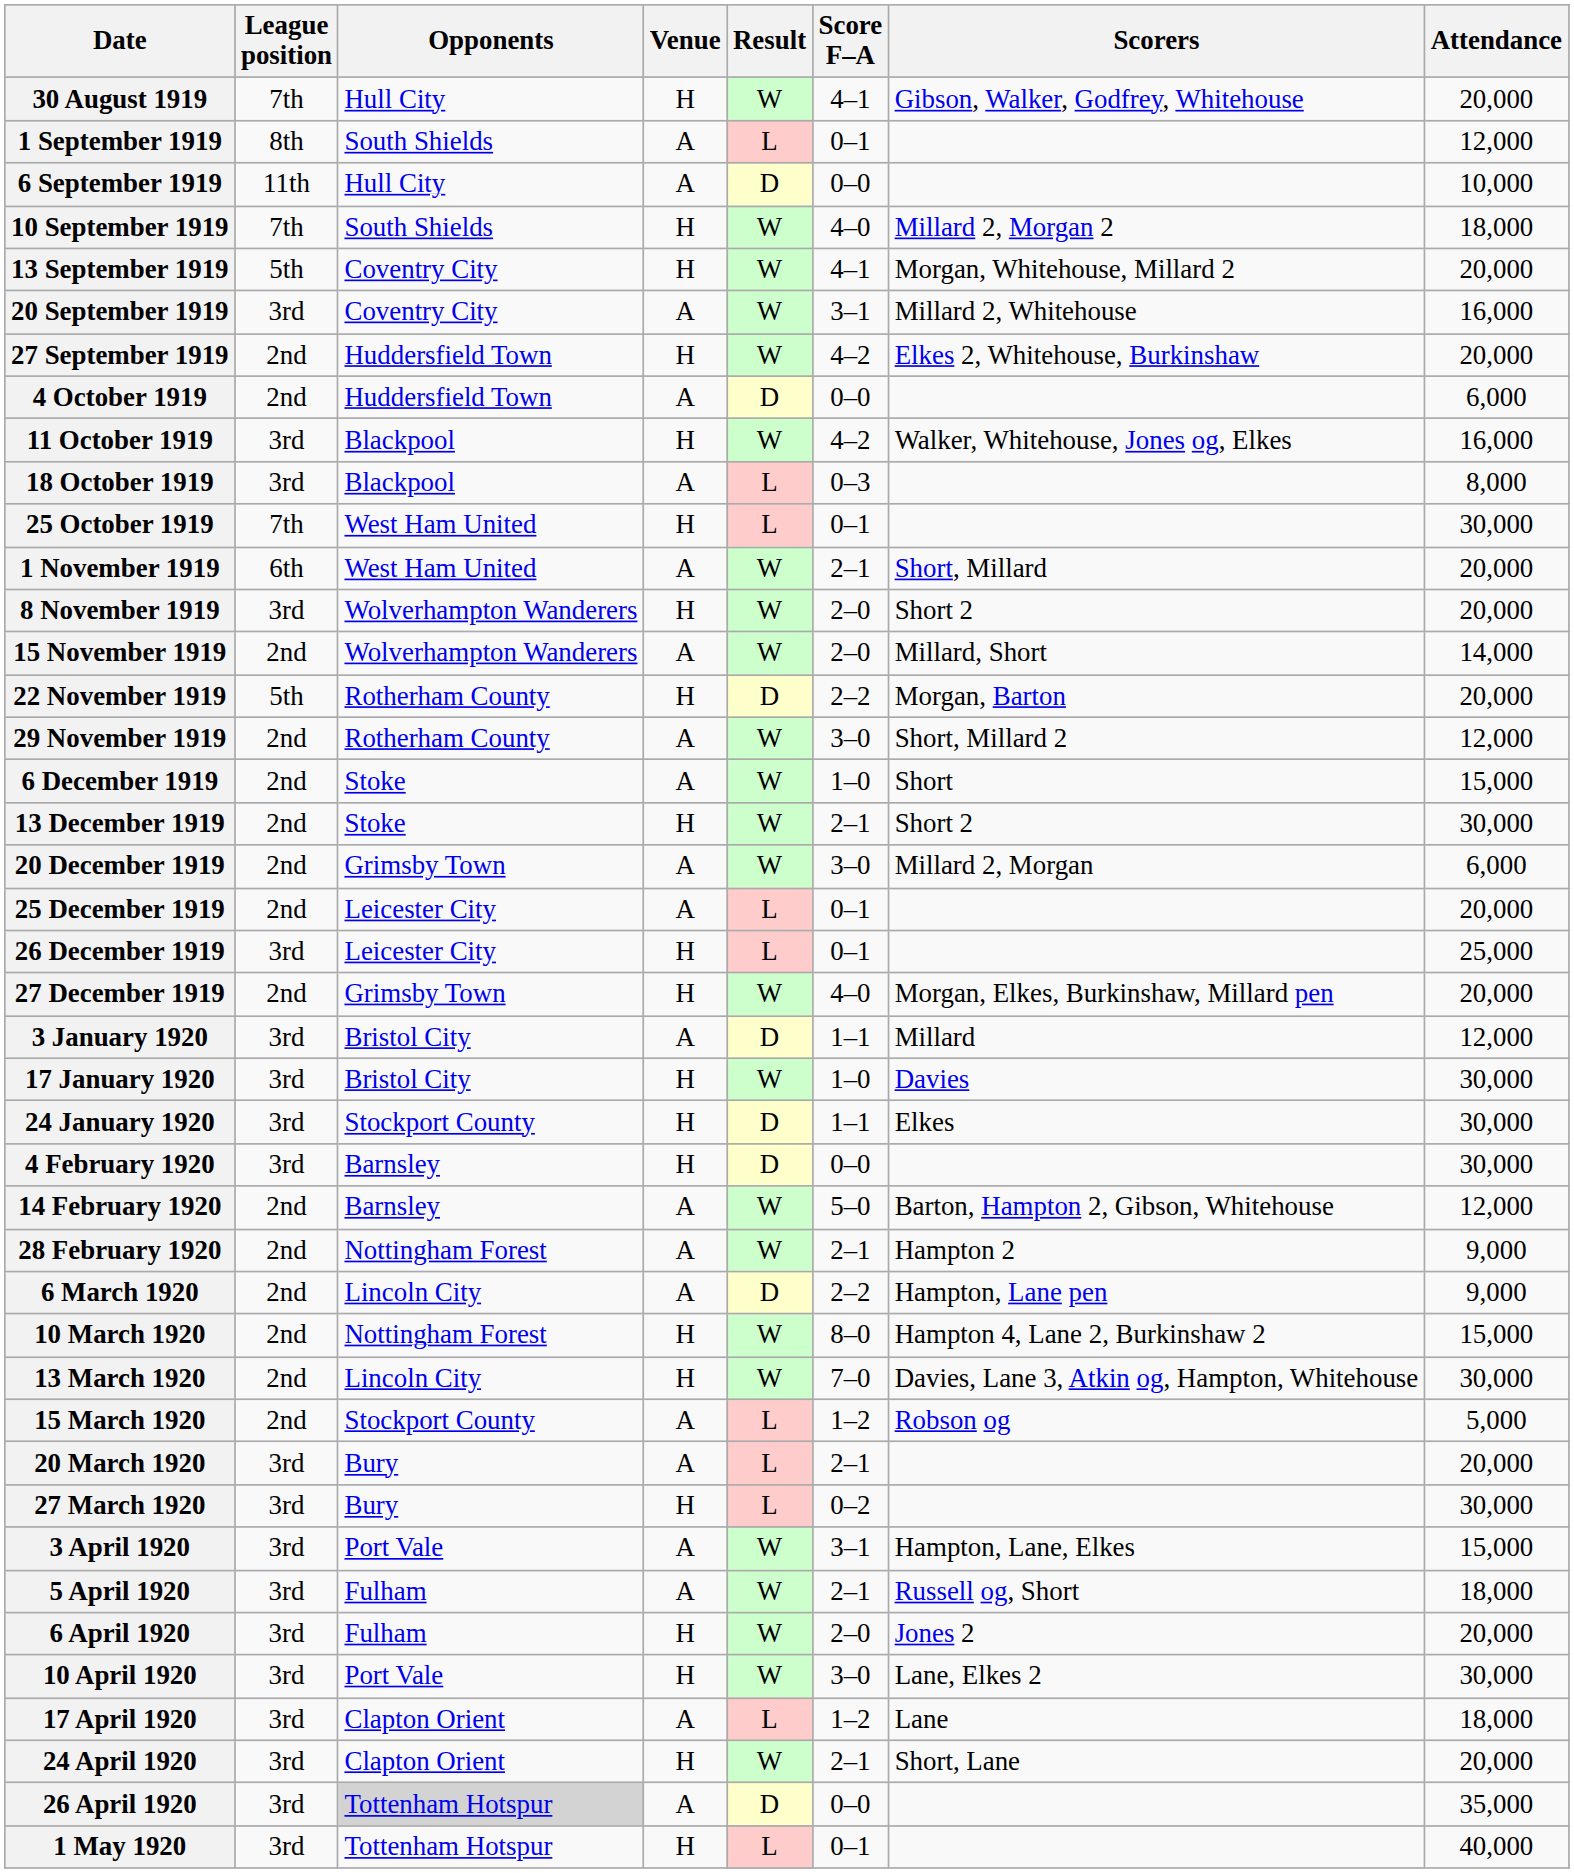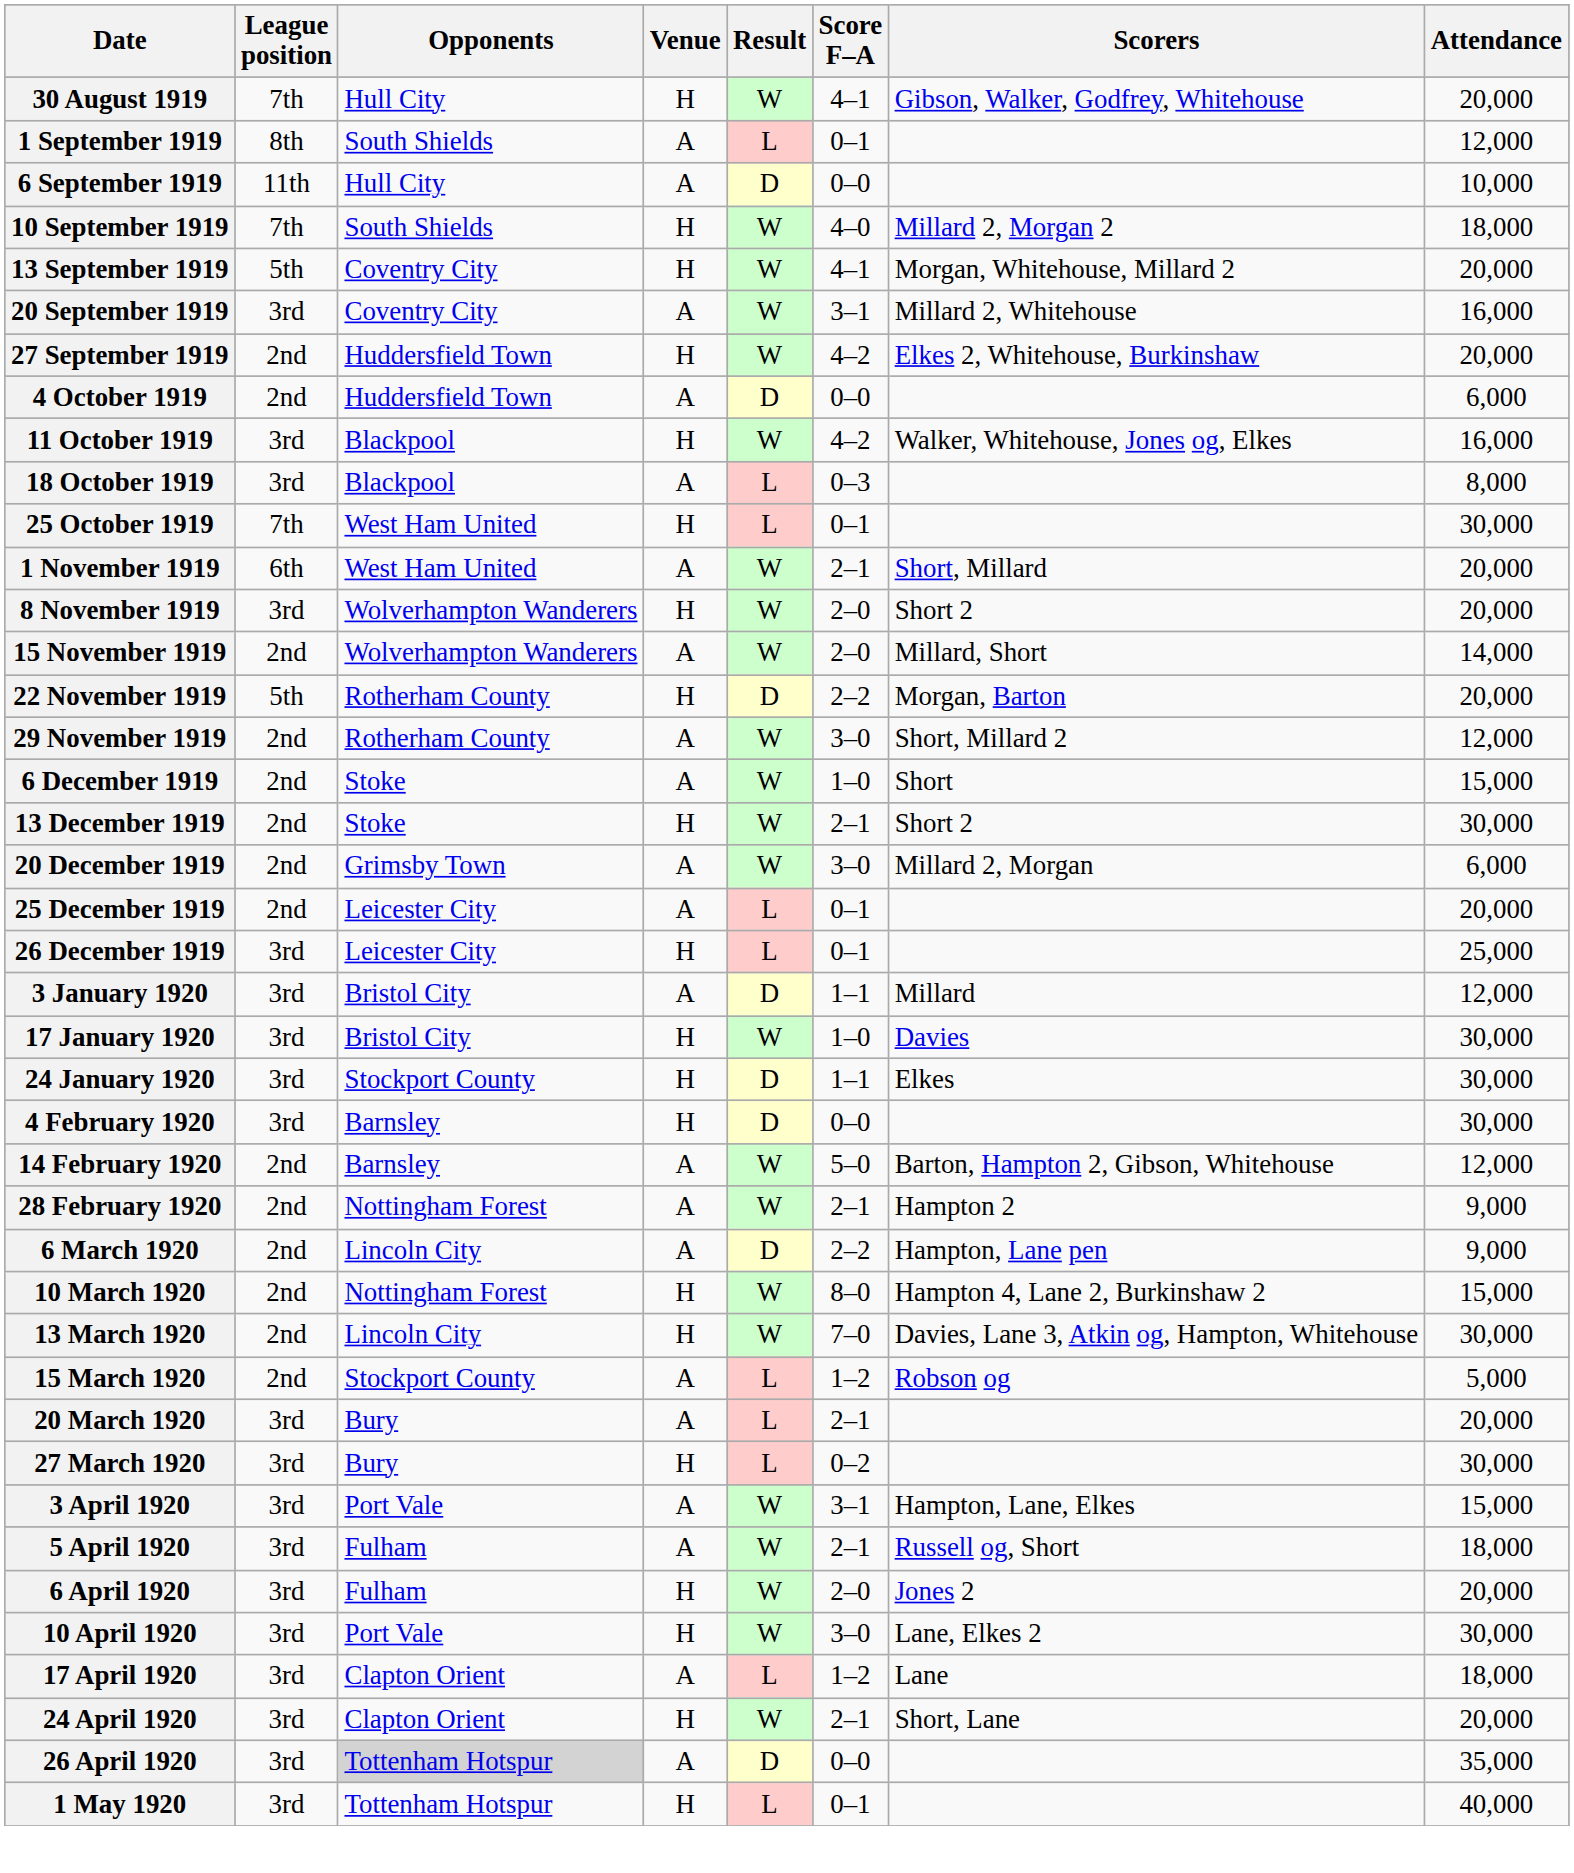- row: (120, 993)
